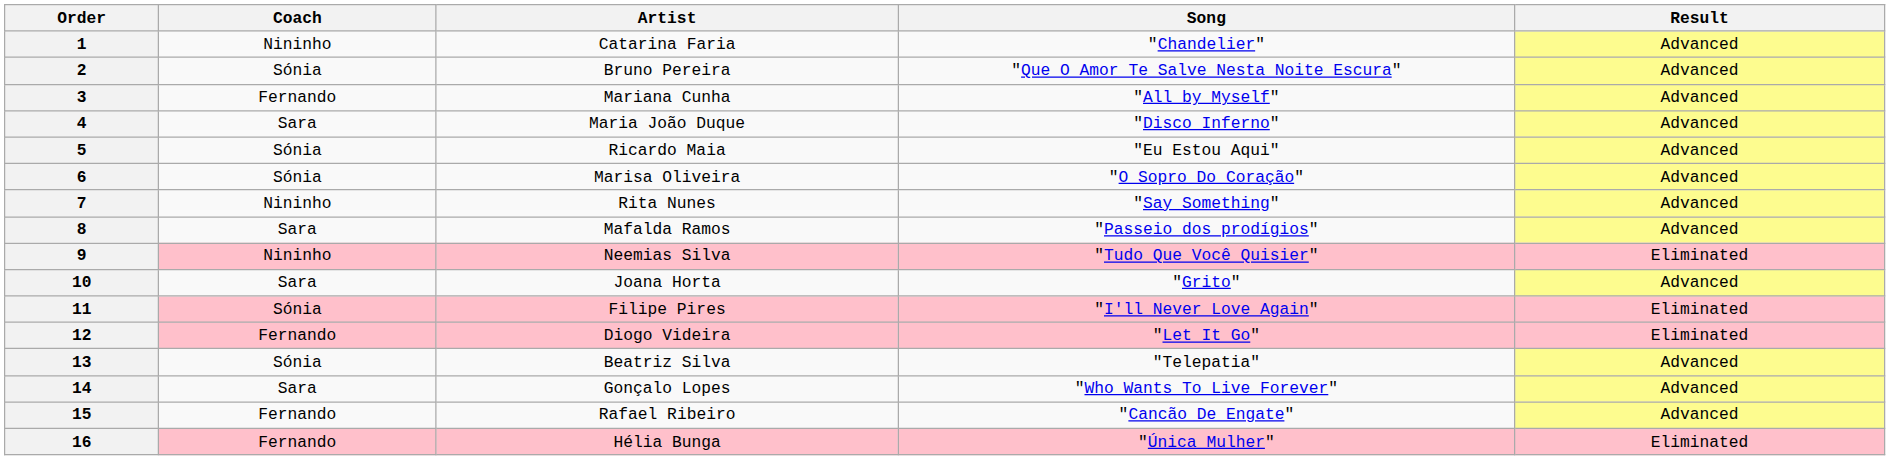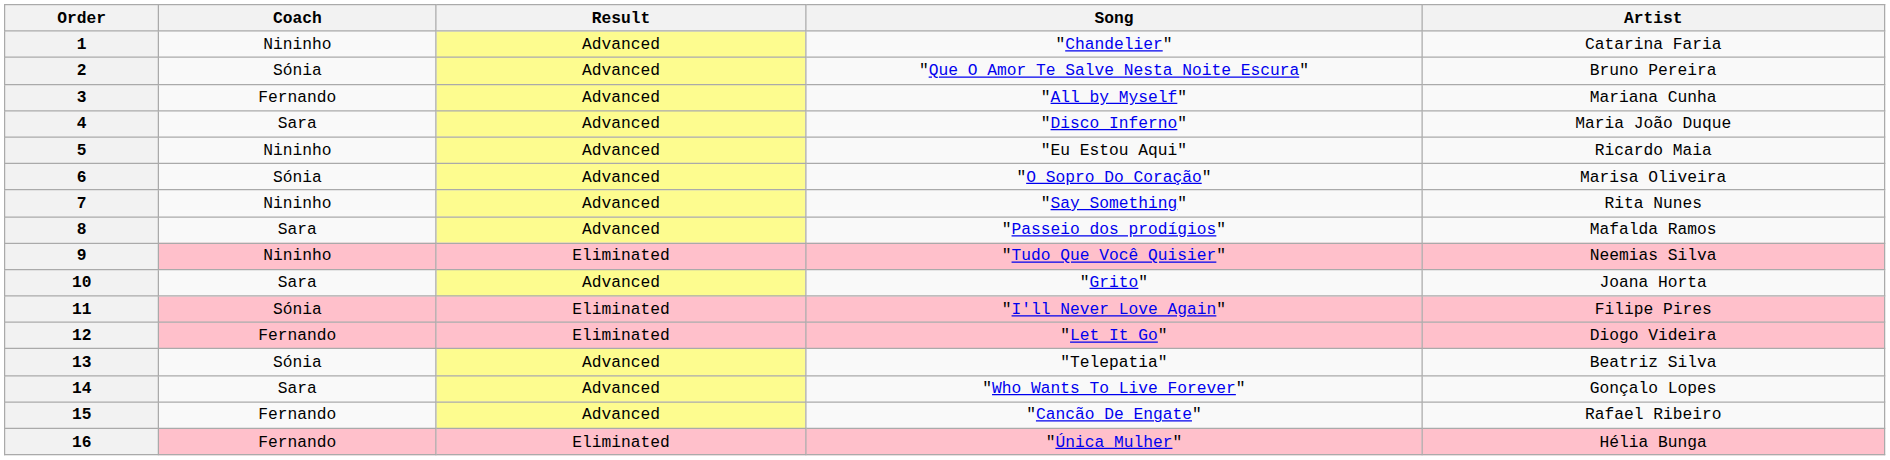columns swapped: (667, 18) <-> (1699, 18)
(297, 150) Sónia -> (297, 150) Nininho
